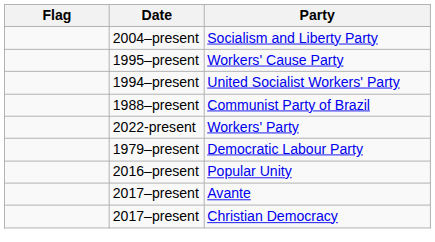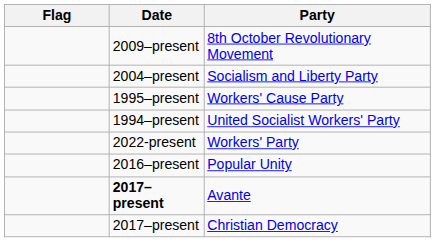+ row: (289, 45)
- row: (289, 104)
- row: (285, 149)
(156, 194) normal -> (138, 195) bold
